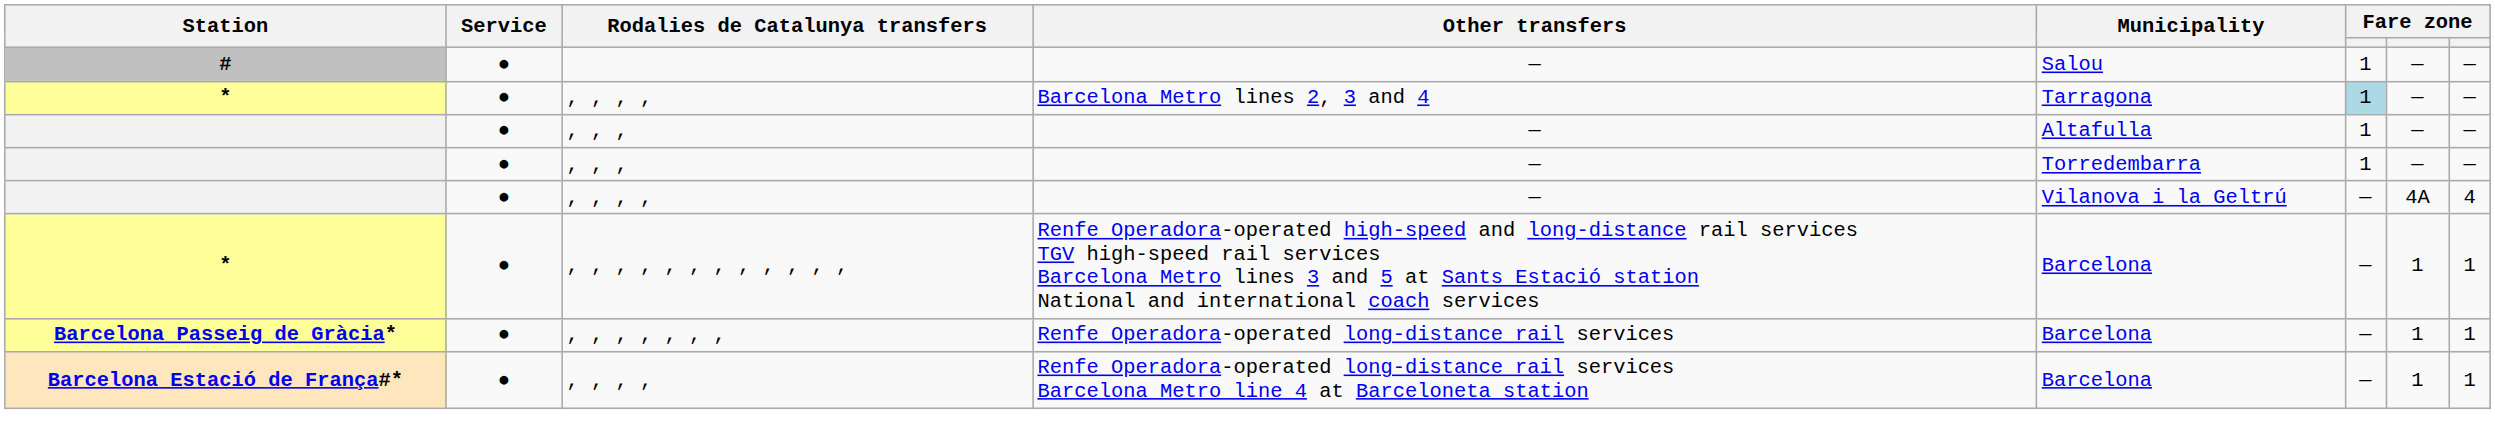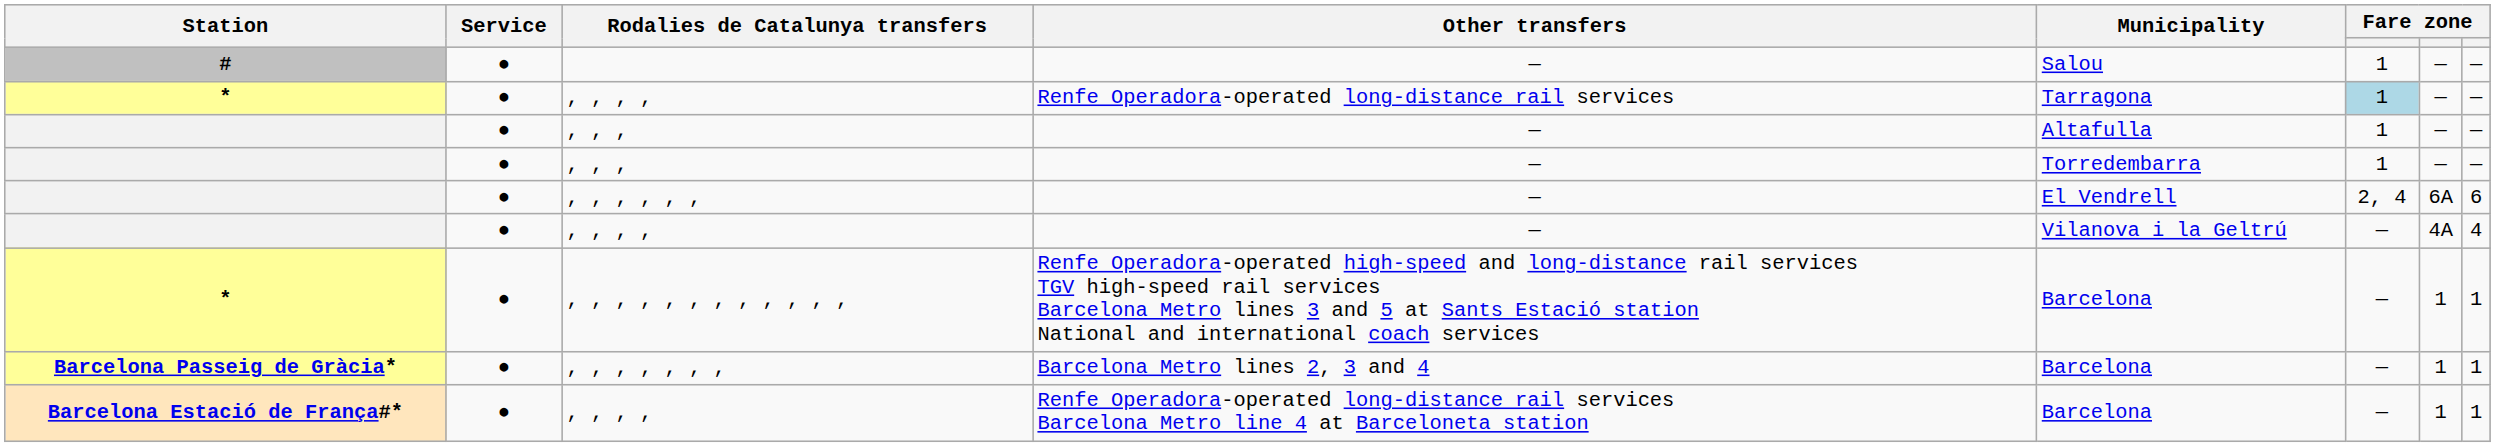(1233, 98) Barcelona Metro lines 2, 3 and 4 -> (1356, 98) Renfe Operadora-operated long-distance rail services
+ row: (225, 197)
(1356, 335) Renfe Operadora-operated long-distance rail services -> (1233, 368) Barcelona Metro lines 2, 3 and 4
